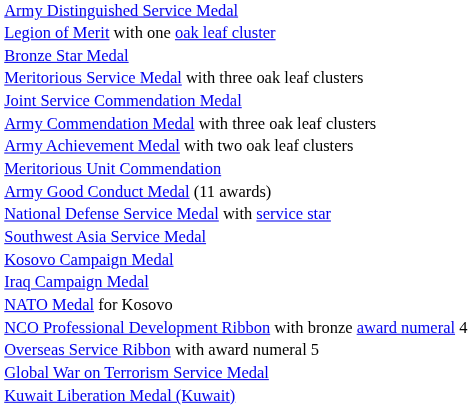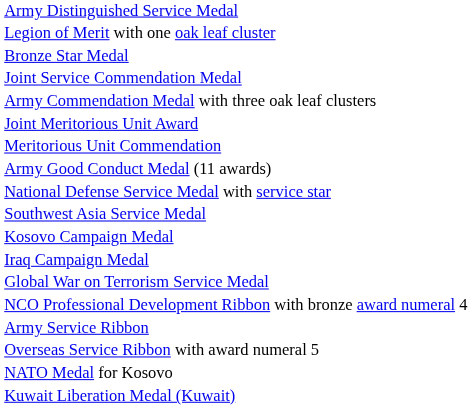- row: (184, 78)
- row: (179, 146)
+ row: (101, 123)
rows swapped: (137, 372) <-> (89, 304)
+ row: (77, 327)
